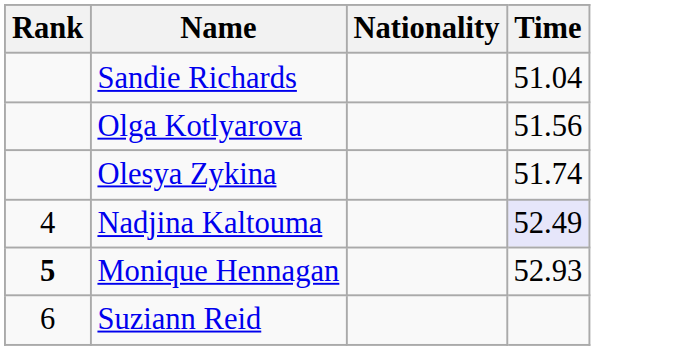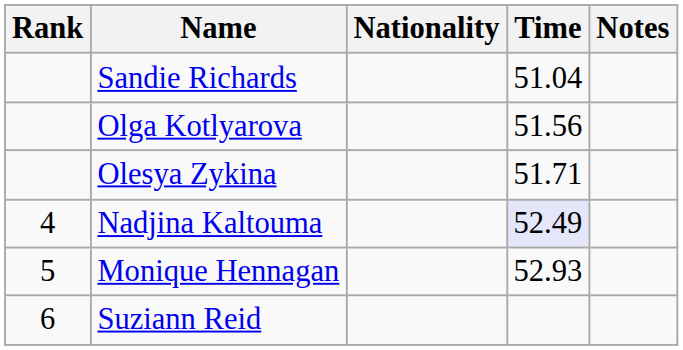+ column: (633, 28)
(548, 174) 51.74 -> (548, 174) 51.71
(48, 271) bold -> (48, 271) normal
